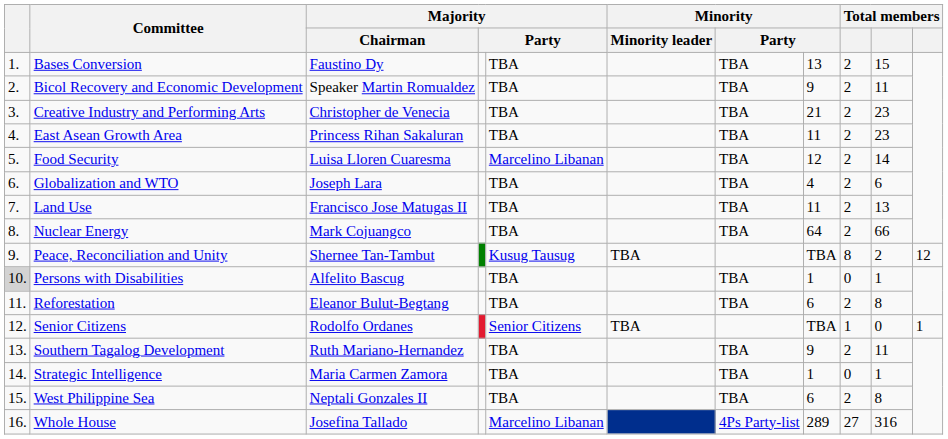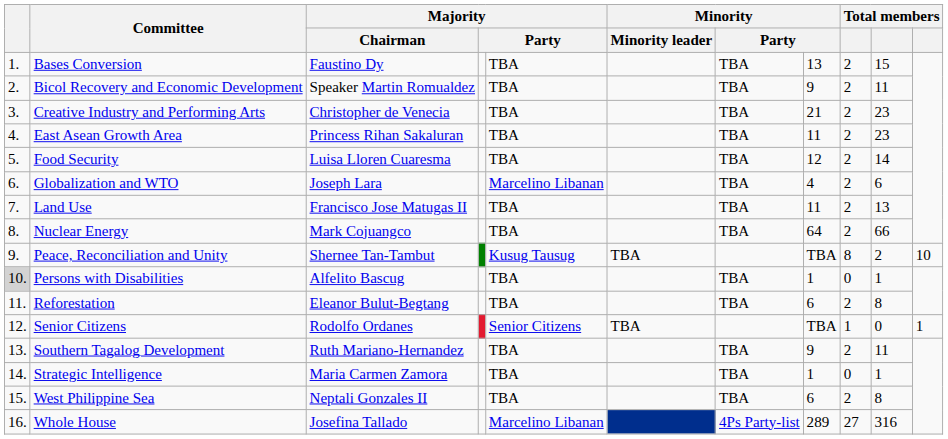(546, 159) Marcelino Libanan -> (504, 159) TBA
(504, 183) TBA -> (546, 183) Marcelino Libanan
(923, 254) 12 -> (923, 254) 10
